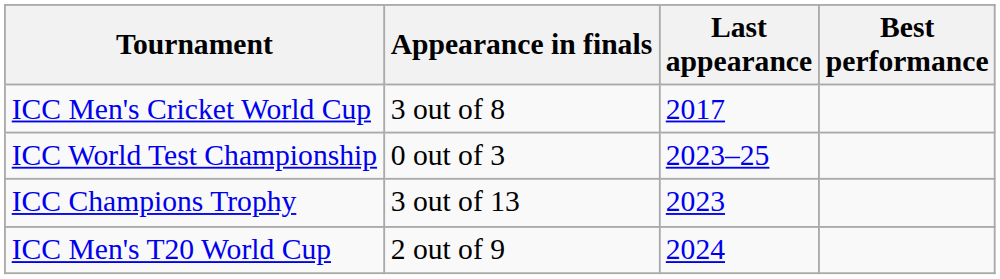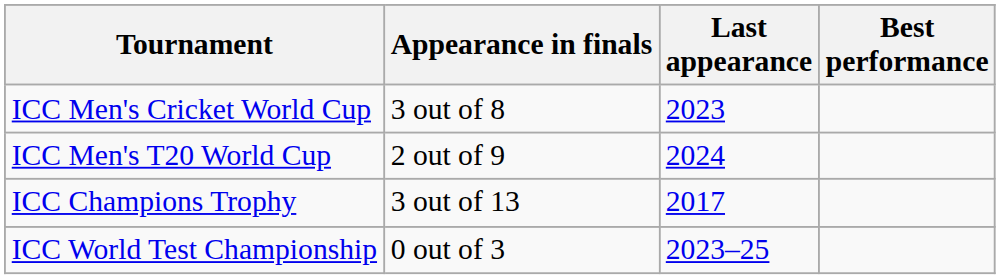(695, 108) 2017 -> (695, 108) 2023
rows swapped: (171, 249) <-> (194, 155)
(695, 202) 2023 -> (695, 202) 2017
